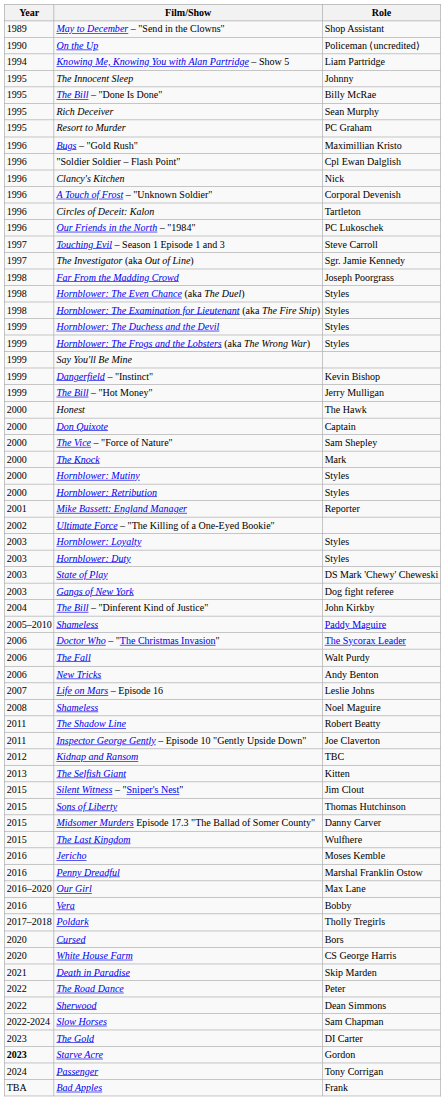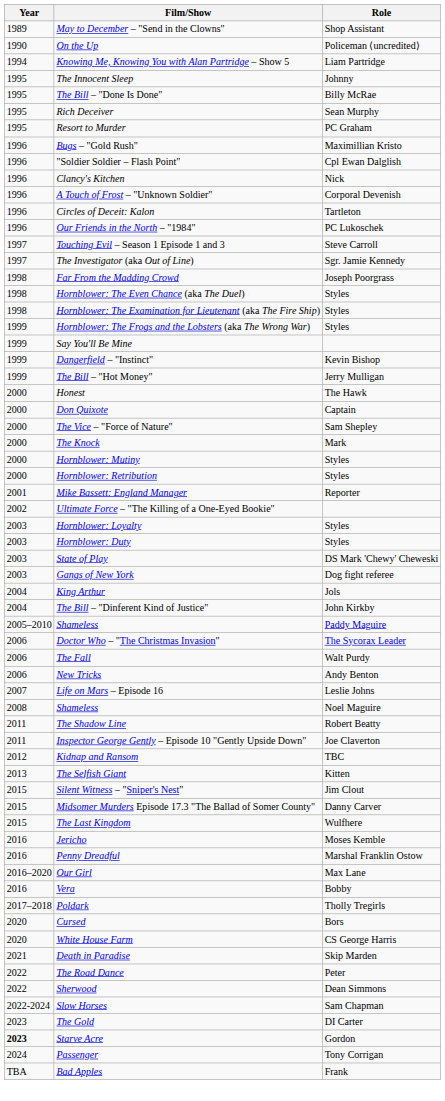- row: (138, 327)
+ row: (81, 591)
- row: (87, 806)
